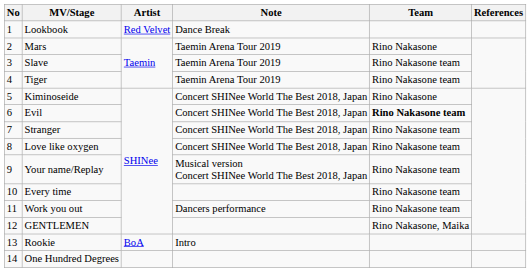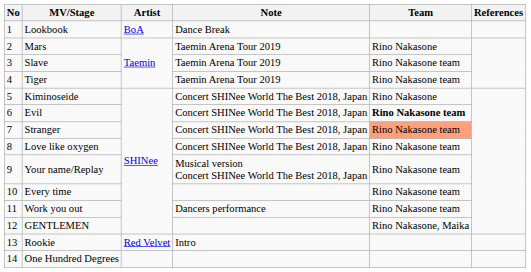(147, 29) Red Velvet -> (134, 29) BoA
(416, 130) no background -> (416, 130) lightsalmon background
(134, 242) BoA -> (147, 242) Red Velvet
